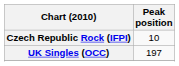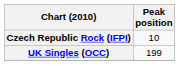(154, 53) 197 -> (154, 53) 199
